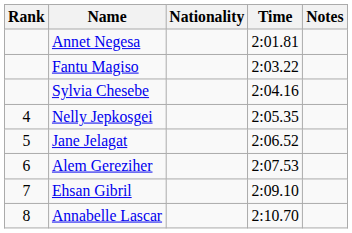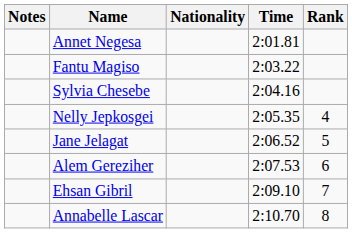columns swapped: (26, 16) <-> (325, 16)
